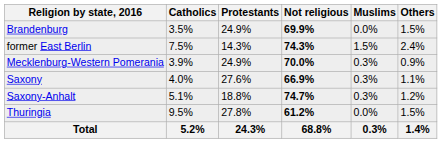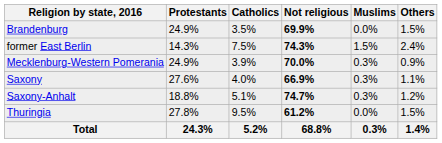columns swapped: (250, 12) <-> (192, 12)
